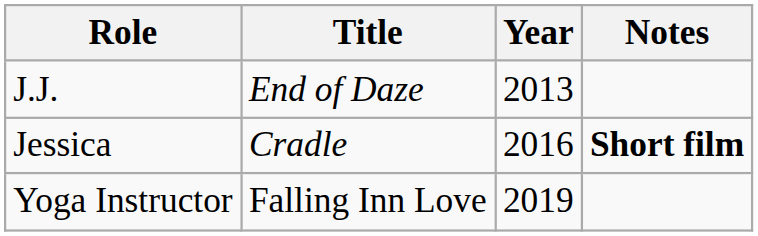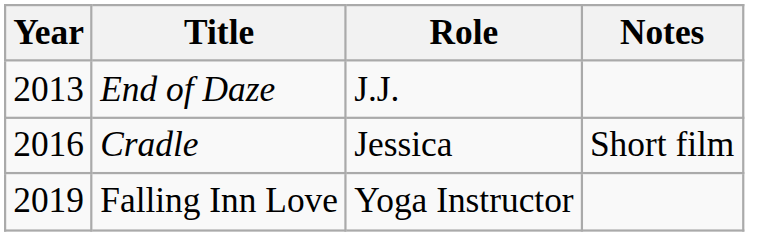columns swapped: (538, 32) <-> (123, 32)
(667, 144) bold -> (662, 144) normal
